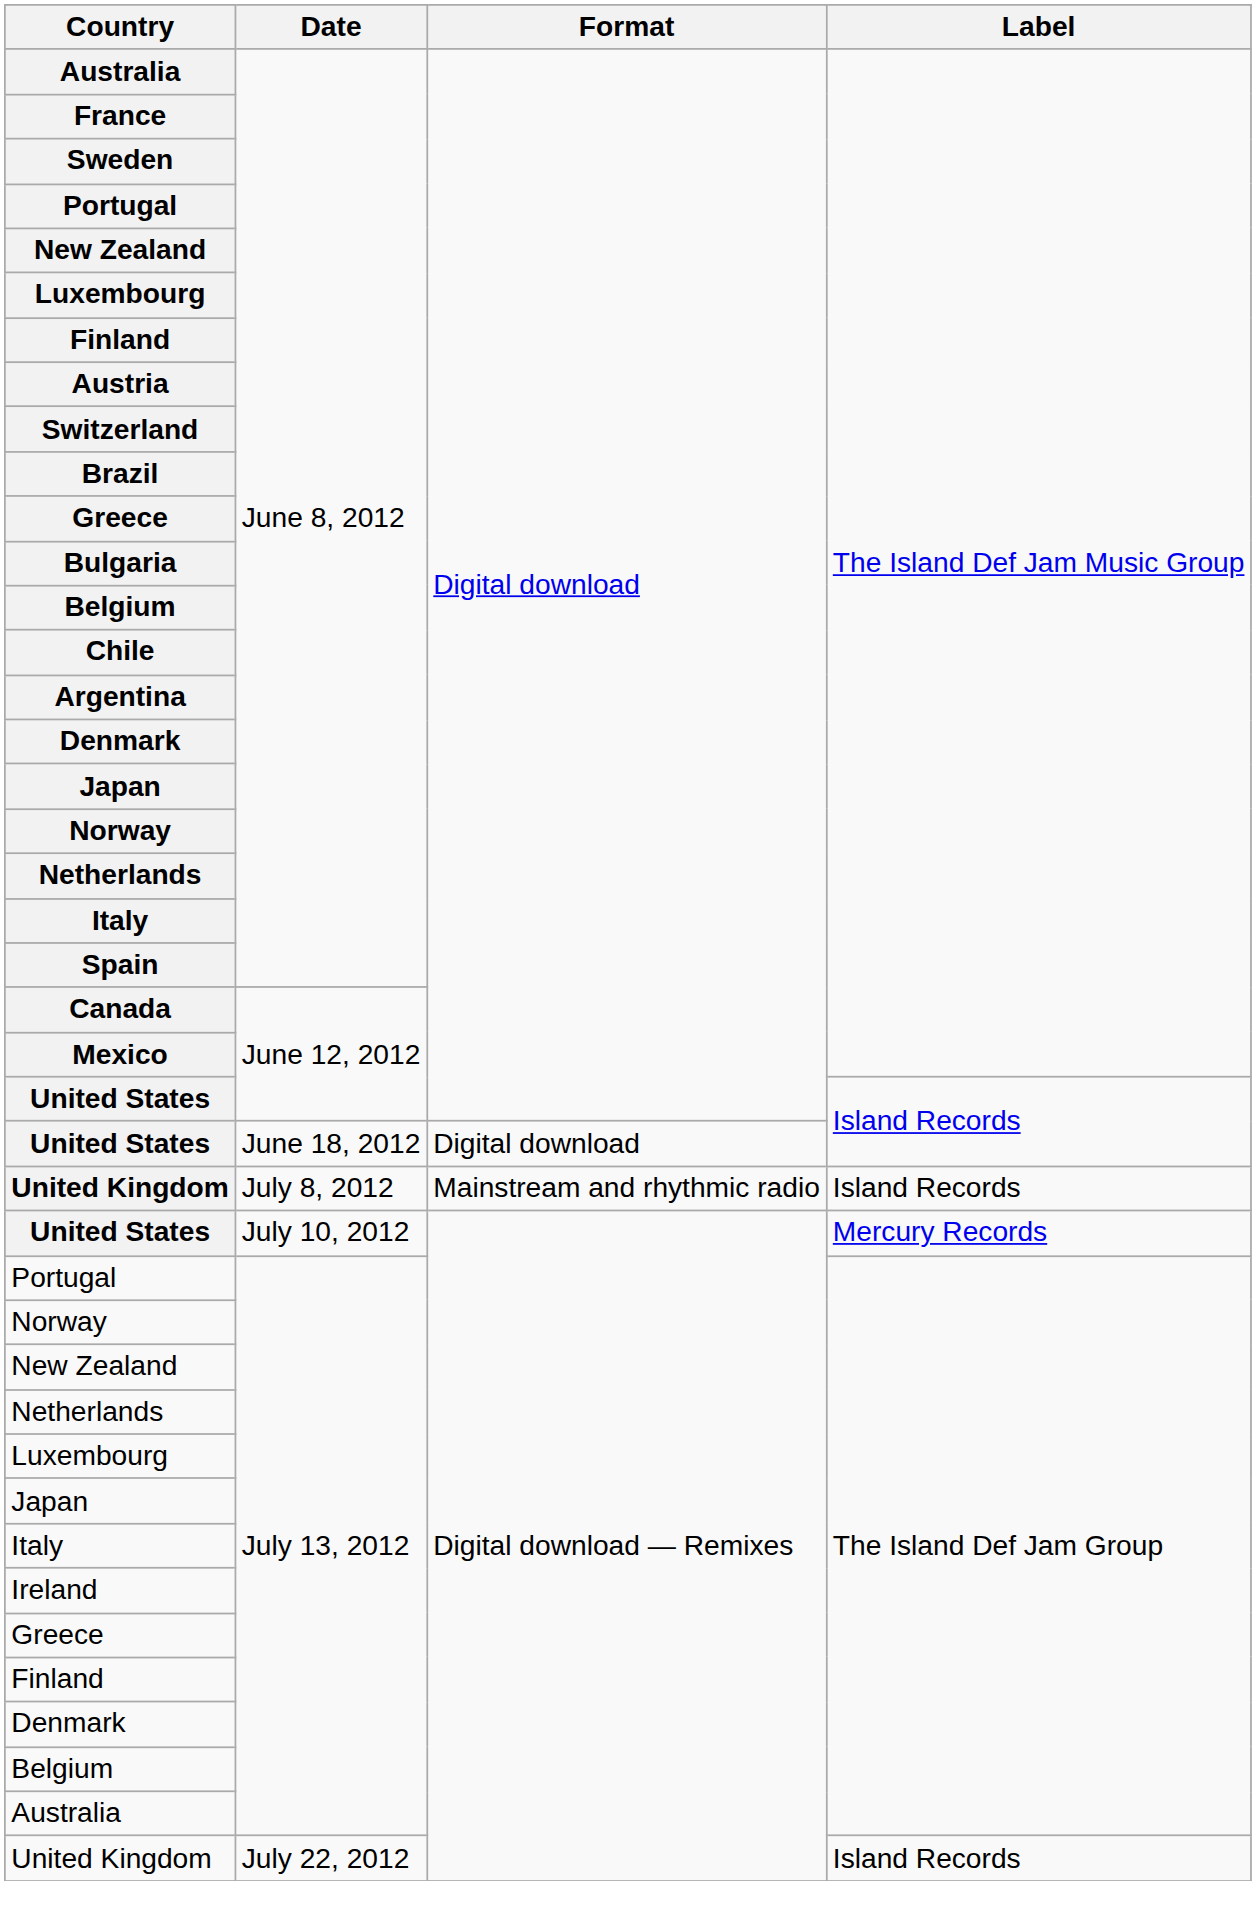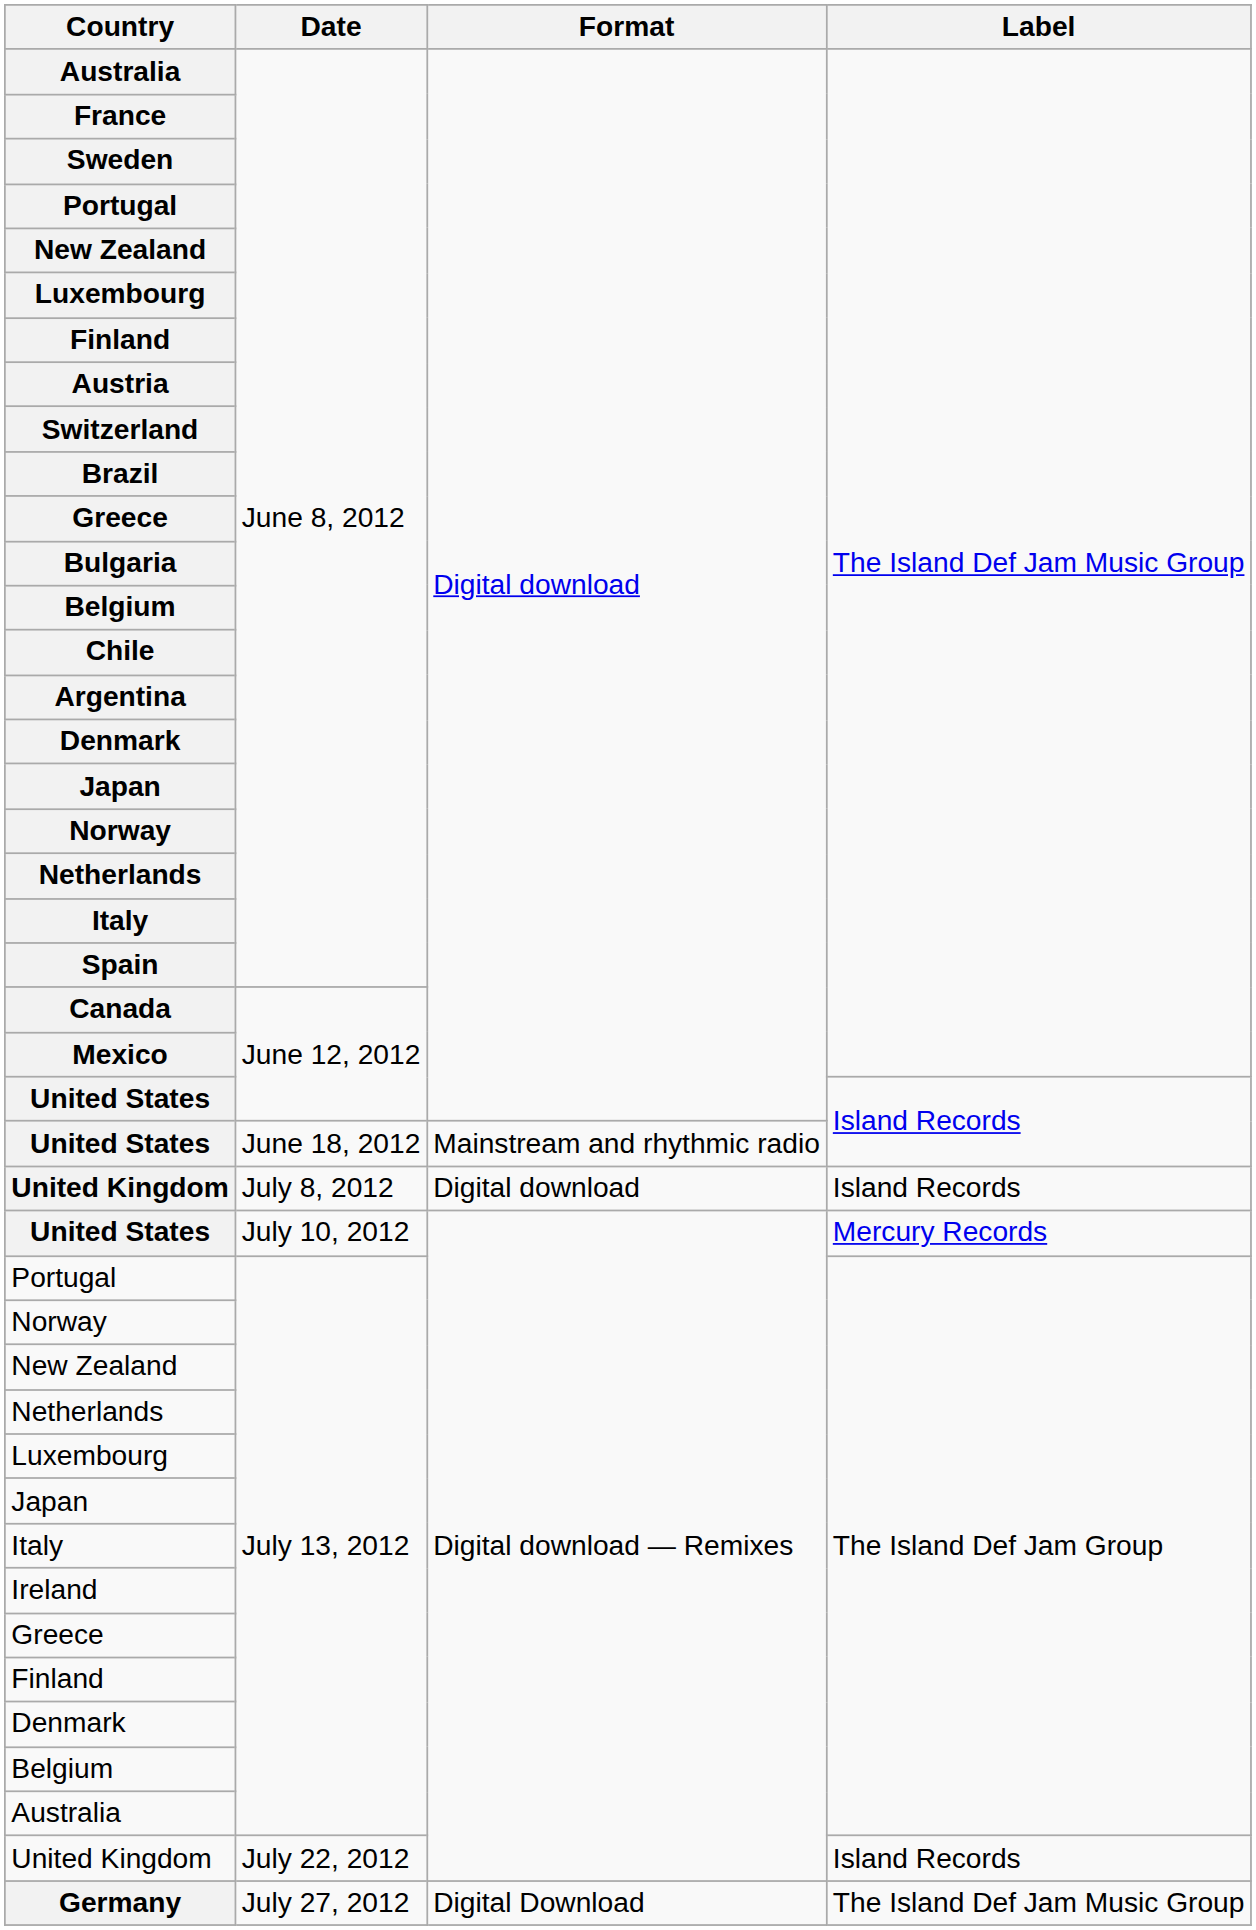(537, 1143) Digital download -> (627, 1143) Mainstream and rhythmic radio
(627, 1187) Mainstream and rhythmic radio -> (537, 1187) Digital download
+ row: (120, 1902)
